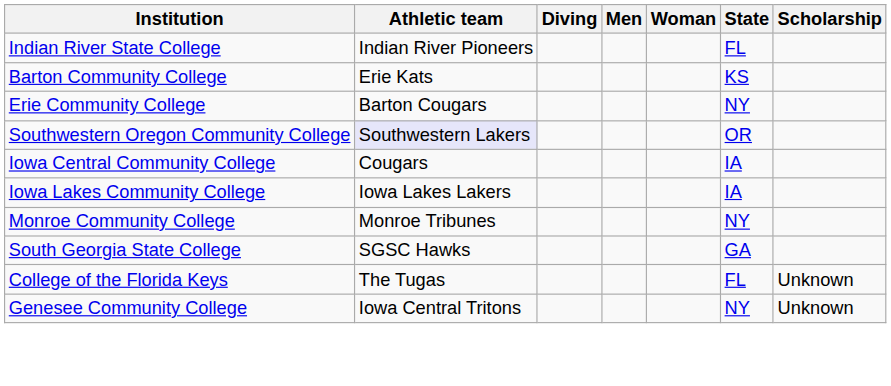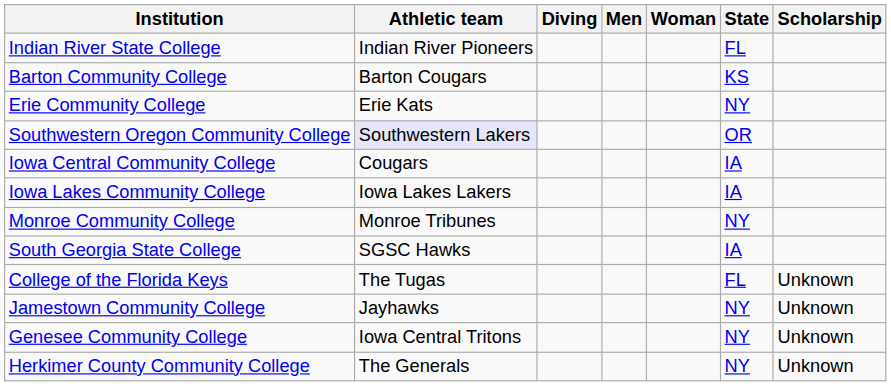(396, 76) Erie Kats -> (423, 76) Barton Cougars
(423, 105) Barton Cougars -> (396, 105) Erie Kats
(738, 250) GA -> (733, 250) IA
+ row: (137, 308)
+ row: (159, 366)
